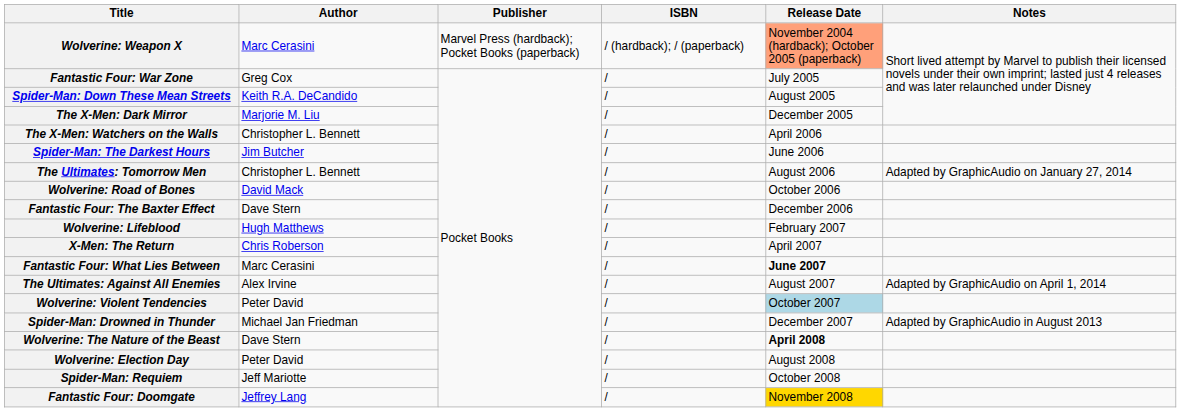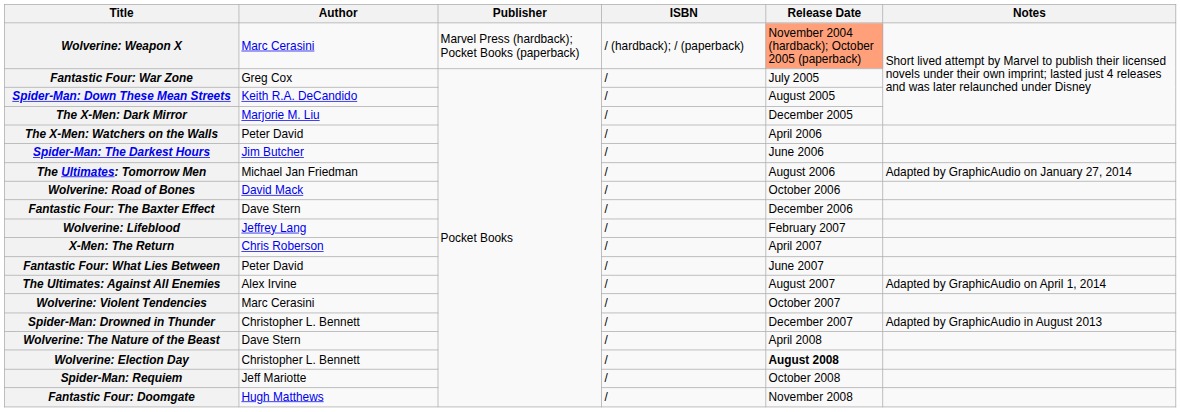(301, 134) Christopher L. Bennett -> (272, 134) Peter David
(301, 171) Christopher L. Bennett -> (300, 171) Michael Jan Friedman
(283, 228) Hugh Matthews -> (274, 228) Jeffrey Lang
(278, 265) Marc Cerasini -> (272, 265) Peter David
(797, 265) bold -> (796, 265) normal
(272, 303) Peter David -> (278, 303) Marc Cerasini
(804, 303) lightblue background -> (804, 303) no background
(300, 322) Michael Jan Friedman -> (301, 322) Christopher L. Bennett
(797, 340) bold -> (795, 340) normal
(272, 359) Peter David -> (301, 359) Christopher L. Bennett
(802, 359) normal -> (804, 359) bold
(274, 397) Jeffrey Lang -> (283, 397) Hugh Matthews
(811, 397) gold background -> (811, 397) no background
